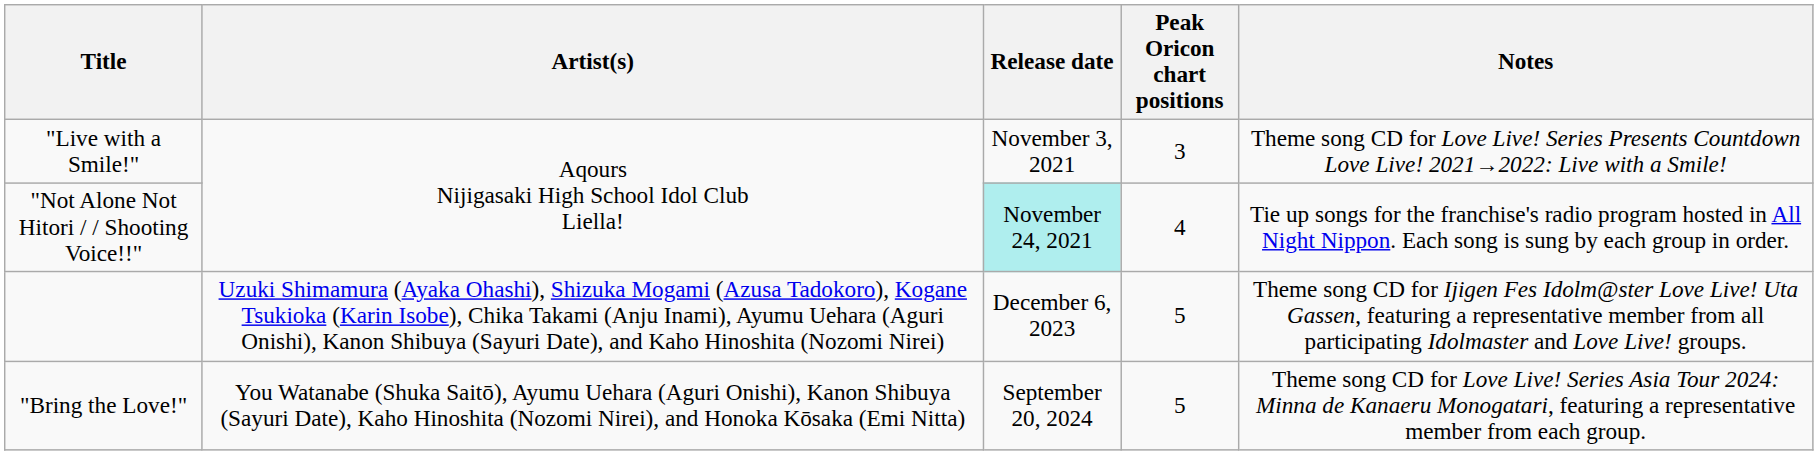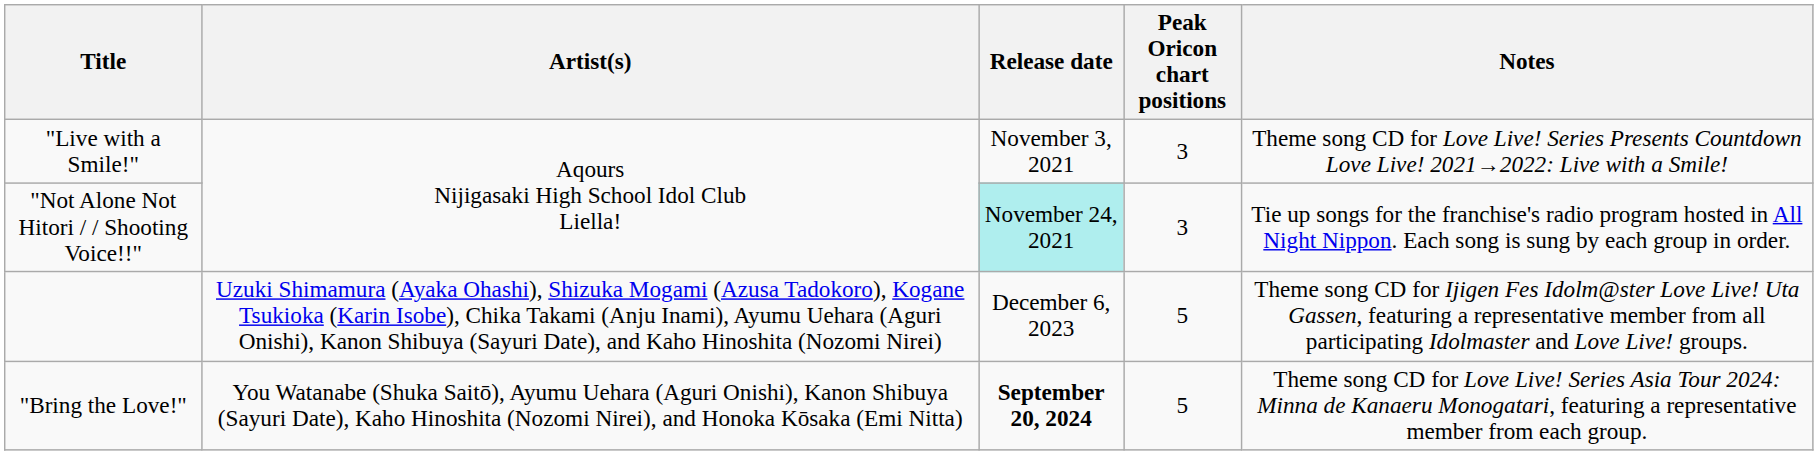(1180, 226) 4 -> (1182, 226) 3
(1052, 404) normal -> (1051, 404) bold
